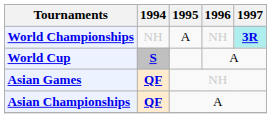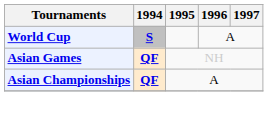- row: (71, 37)
